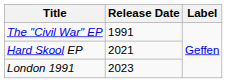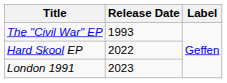(121, 31) 1991 -> (121, 31) 1993
(121, 50) 2021 -> (121, 50) 2022
